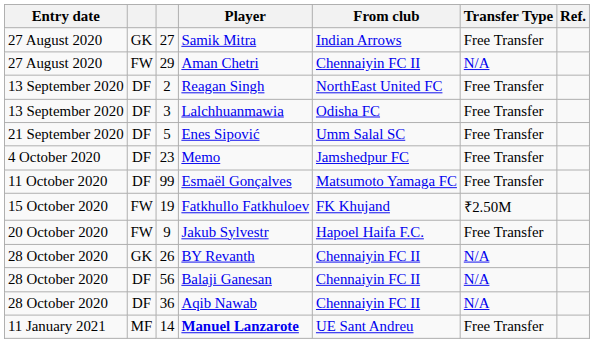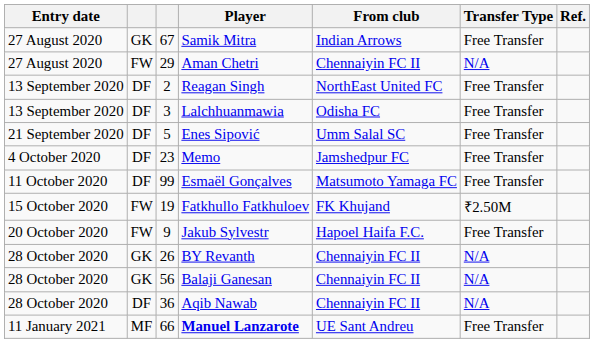(167, 39) 27 -> (167, 39) 67
(142, 279) DF -> (142, 279) GK
(167, 326) 14 -> (167, 326) 66
